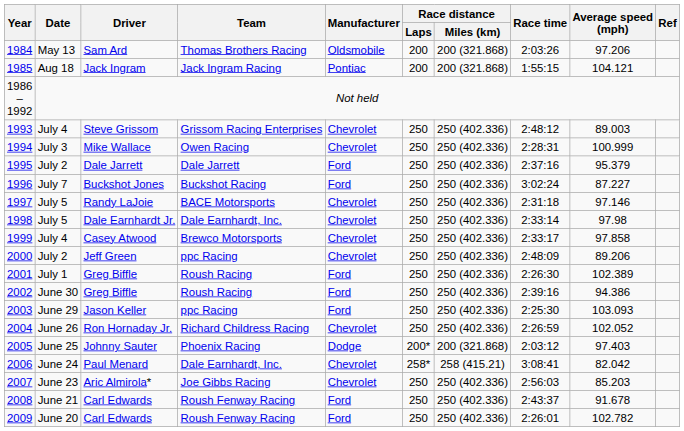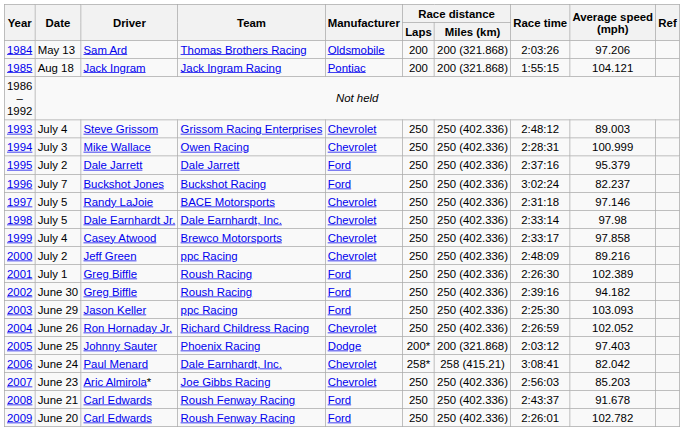(613, 183) 87.227 -> (613, 183) 82.237
(613, 256) 89.206 -> (613, 256) 89.216
(613, 292) 94.386 -> (613, 292) 94.182
